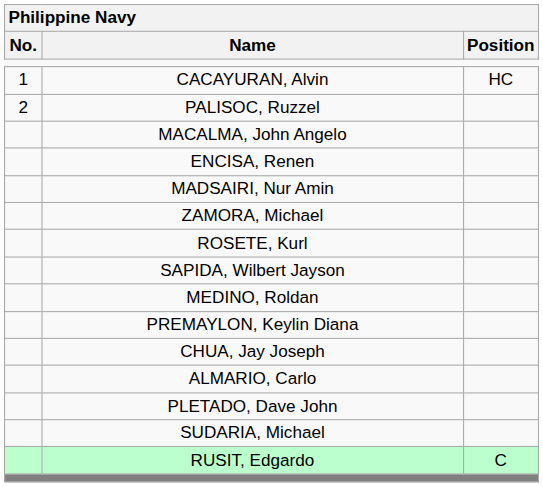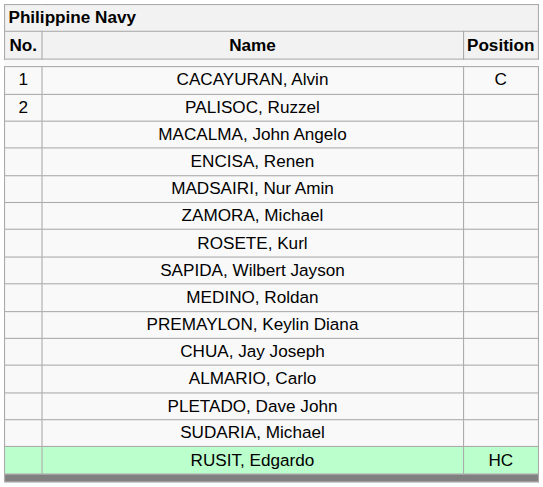(501, 80) HC -> (501, 80) C
(501, 460) C -> (501, 460) HC
